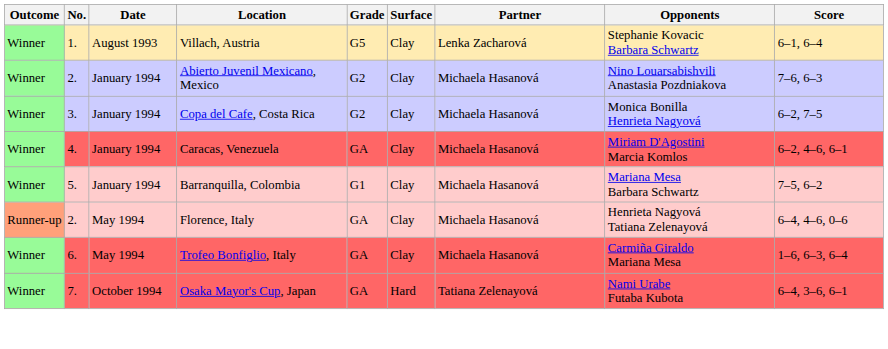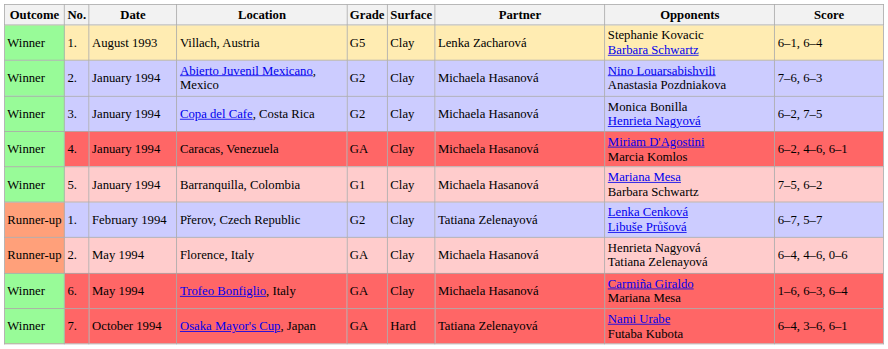+ row: (240, 219)
